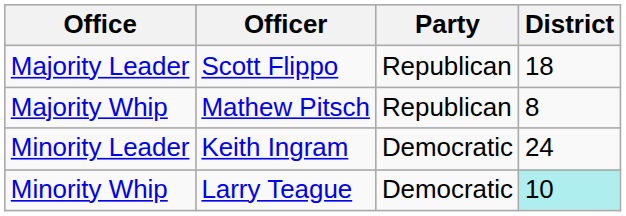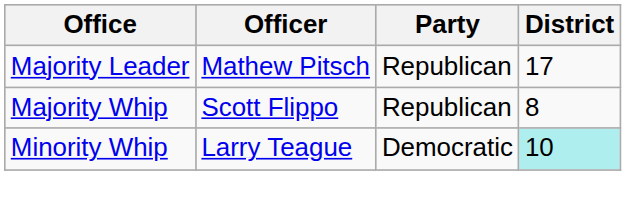(270, 66) Scott Flippo -> (286, 66) Mathew Pitsch
(539, 66) 18 -> (539, 66) 17
(286, 107) Mathew Pitsch -> (270, 107) Scott Flippo
- row: (100, 148)
